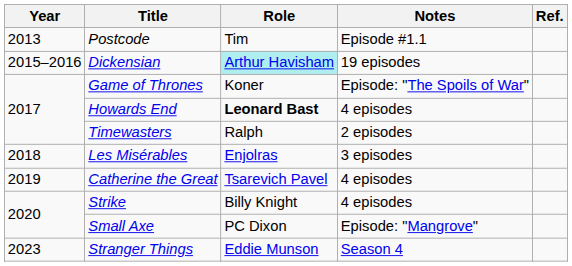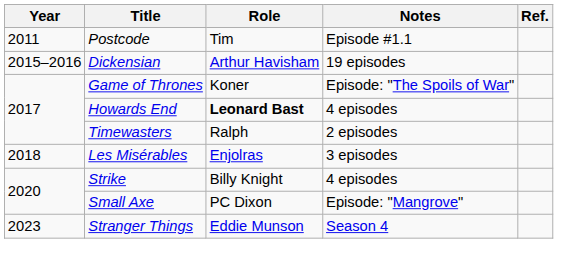(24, 39) 2013 -> (24, 39) 2011
(279, 62) paleturquoise background -> (264, 62) no background
- row: (153, 179)
